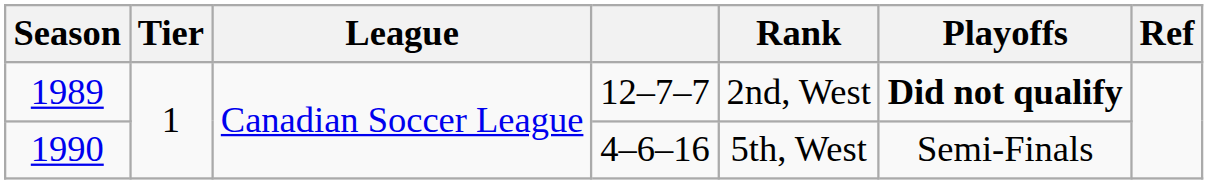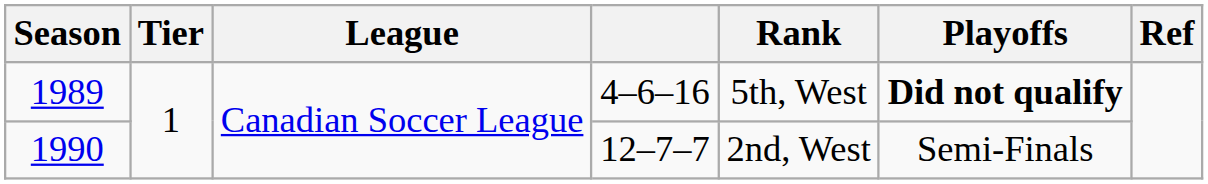(655, 91) 12–7–7 -> (655, 91) 4–6–16
(799, 91) 2nd, West -> (799, 91) 5th, West
(655, 149) 4–6–16 -> (655, 149) 12–7–7
(799, 149) 5th, West -> (799, 149) 2nd, West
